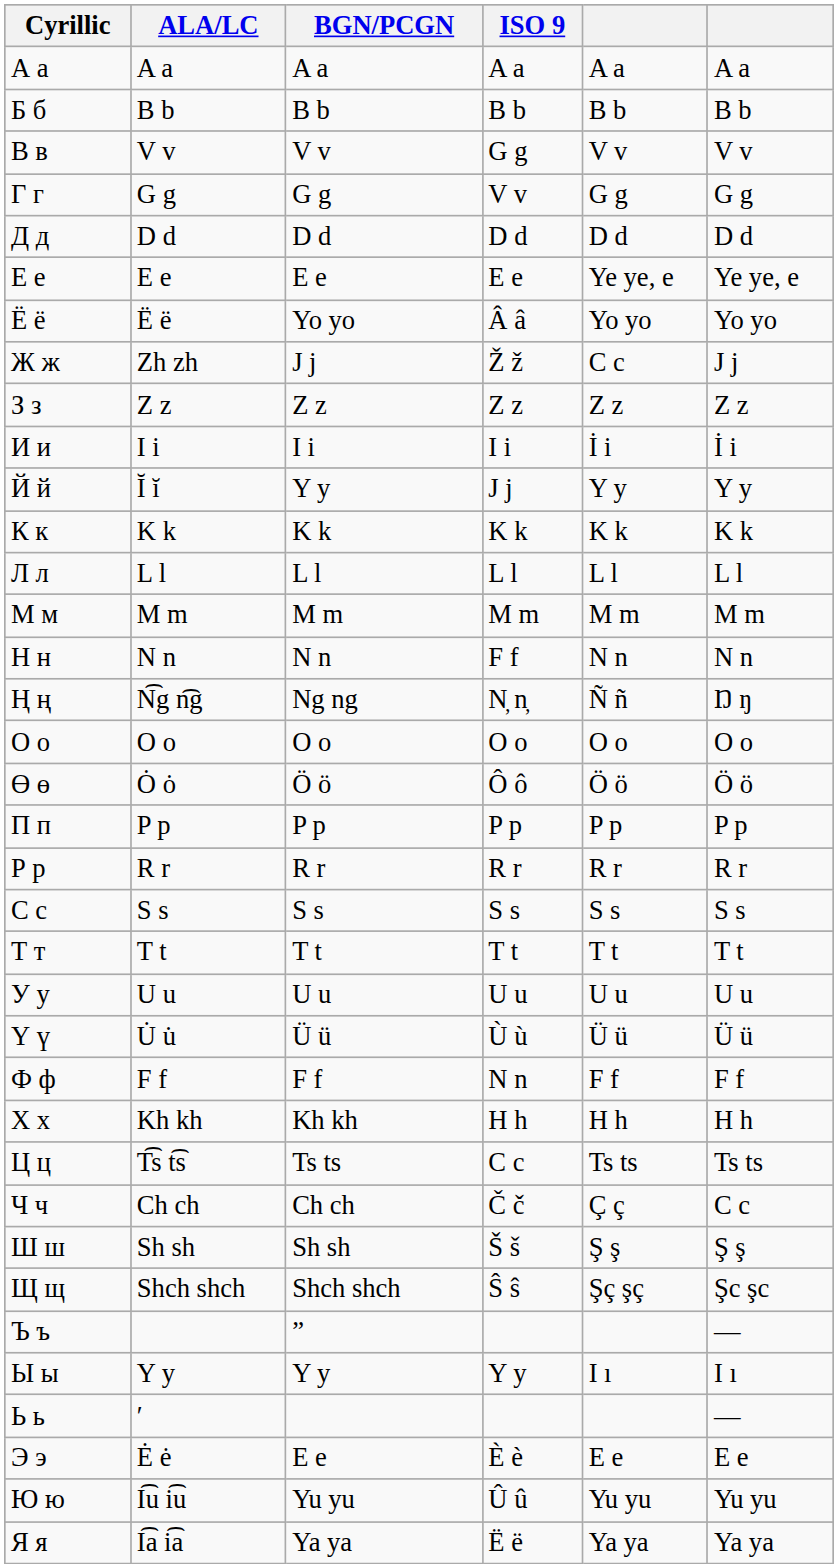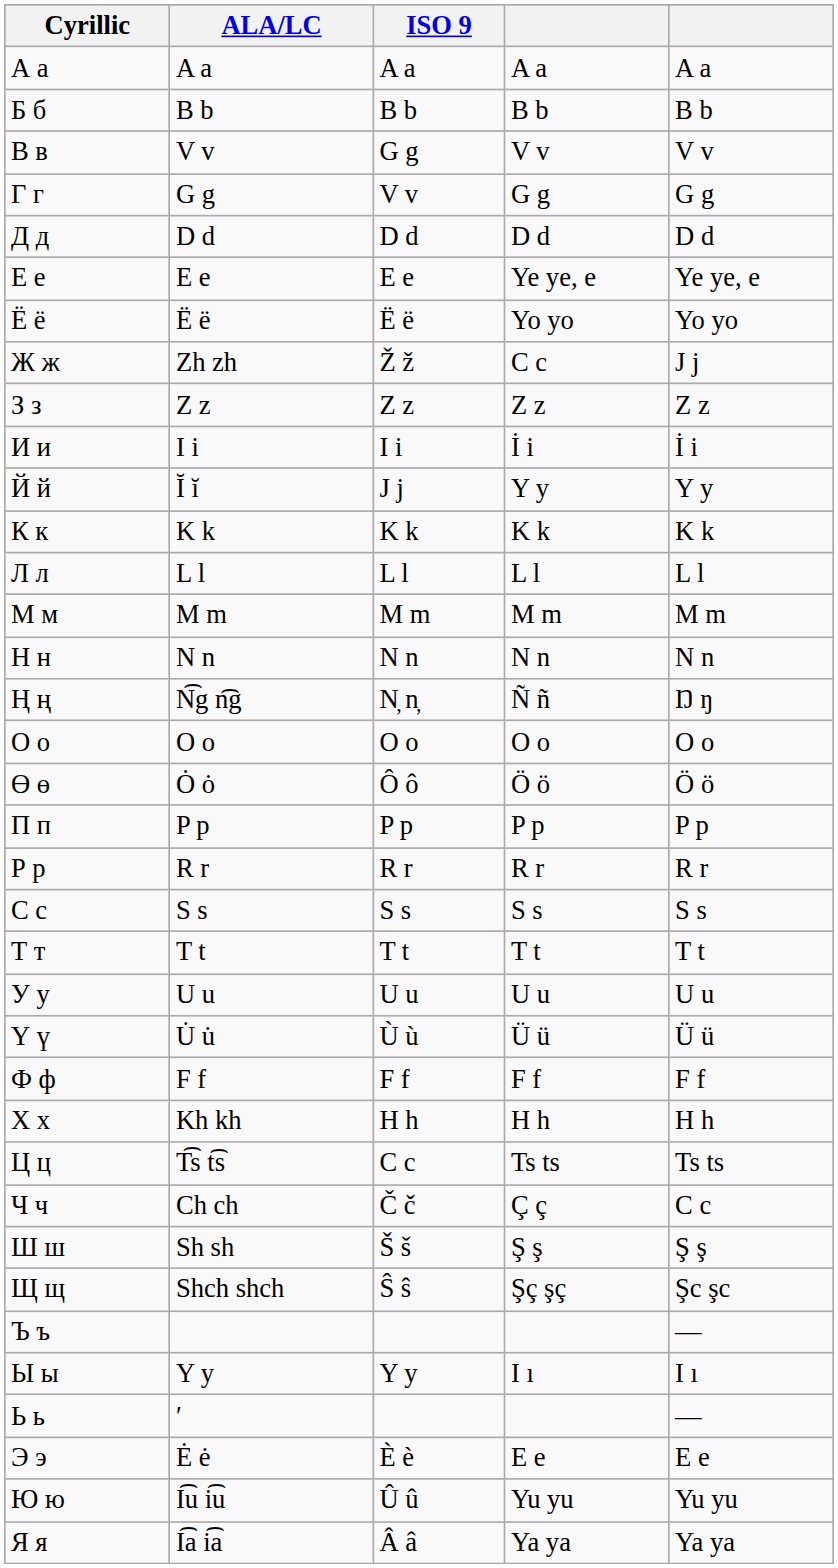- column: (384, 25)
(507, 320) Â â -> (397, 320) Ë ë
(503, 657) F f -> (399, 657) N n
(508, 1078) N n -> (395, 1078) F f
(506, 1541) Ë ë -> (398, 1541) Â â
